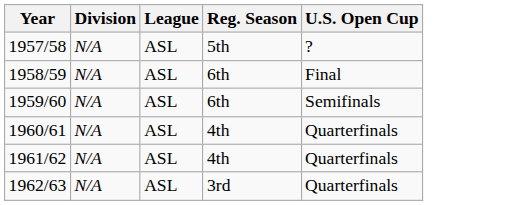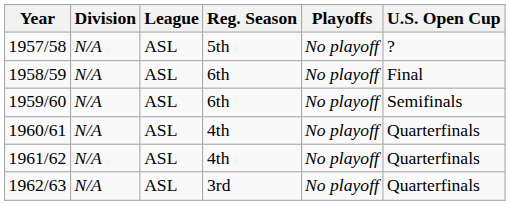+ column: (342, 18)
